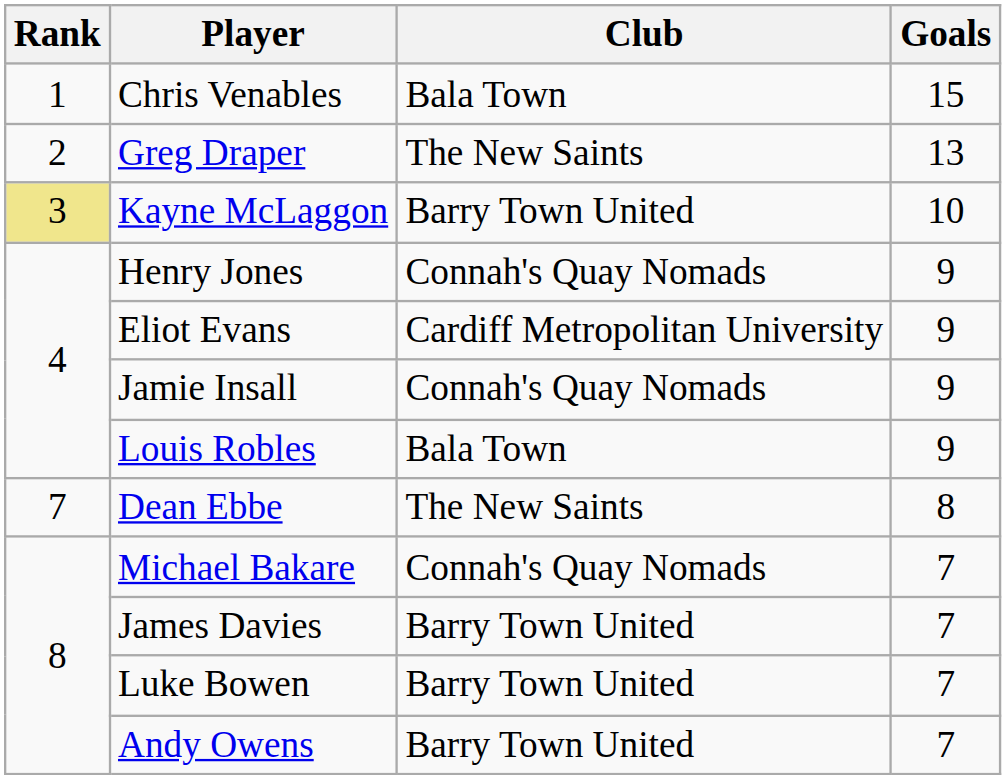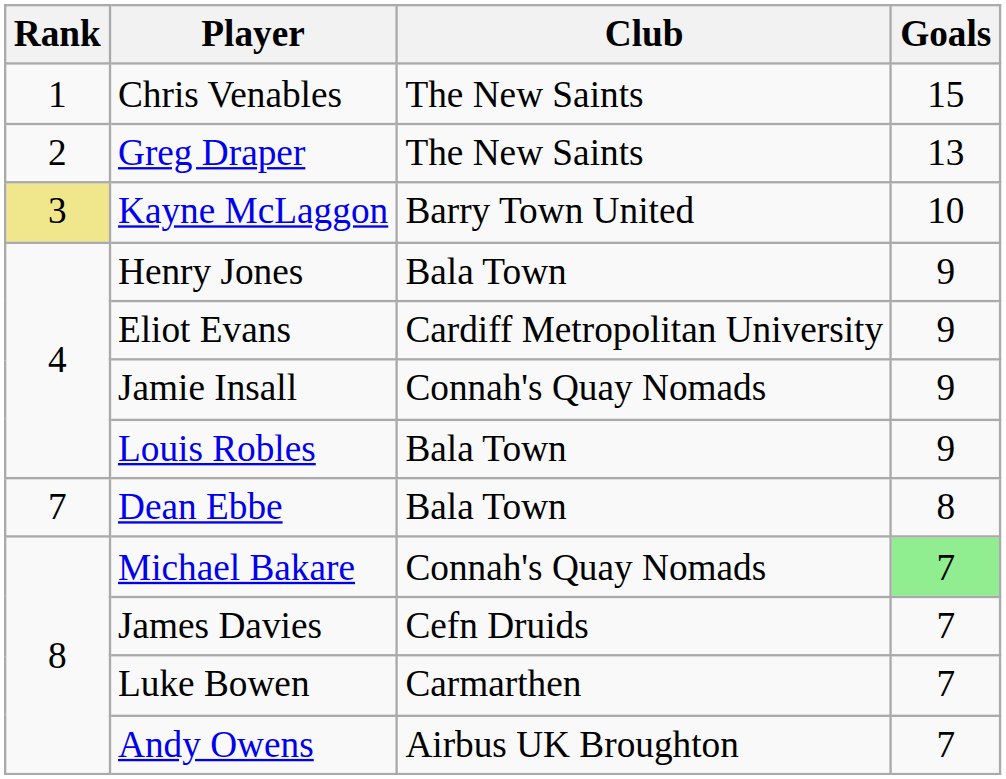(486, 93) Bala Town -> (524, 93) The New Saints
(586, 270) Connah's Quay Nomads -> (486, 270) Bala Town
(524, 507) The New Saints -> (486, 507) Bala Town
(946, 566) no background -> (946, 566) lightgreen background
(550, 625) Barry Town United -> (497, 625) Cefn Druids
(550, 684) Barry Town United -> (493, 684) Carmarthen
(550, 743) Barry Town United -> (572, 743) Airbus UK Broughton
